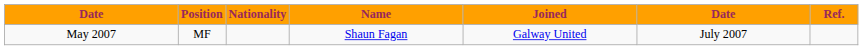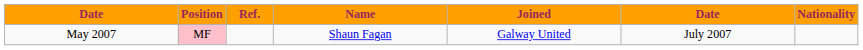columns swapped: (257, 14) <-> (834, 14)
(202, 34) no background -> (202, 34) pink background
